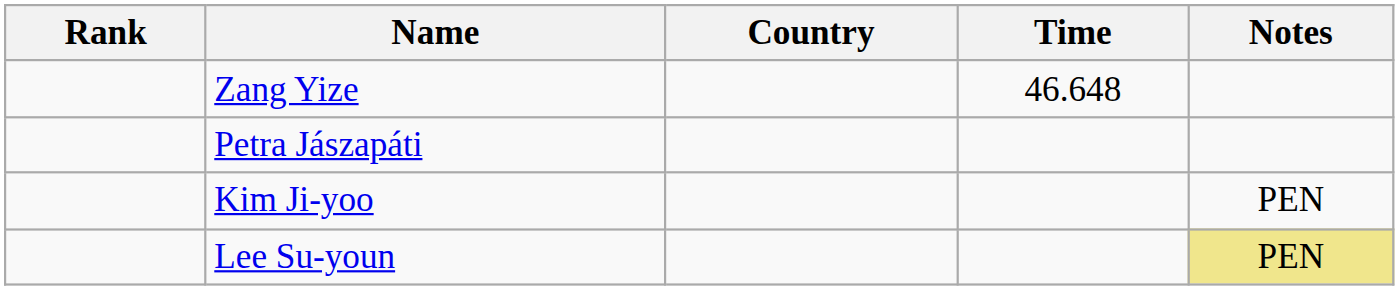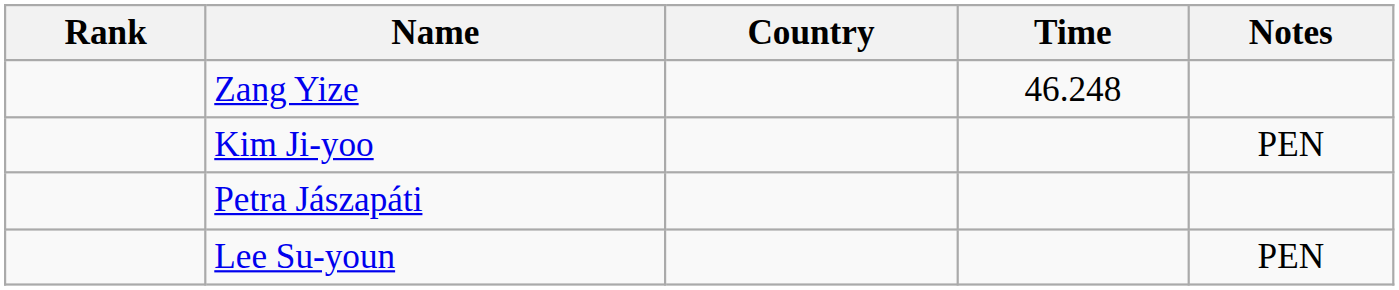(1073, 88) 46.648 -> (1073, 88) 46.248
rows swapped: (318, 144) <-> (294, 199)
(1291, 255) khaki background -> (1291, 255) no background
